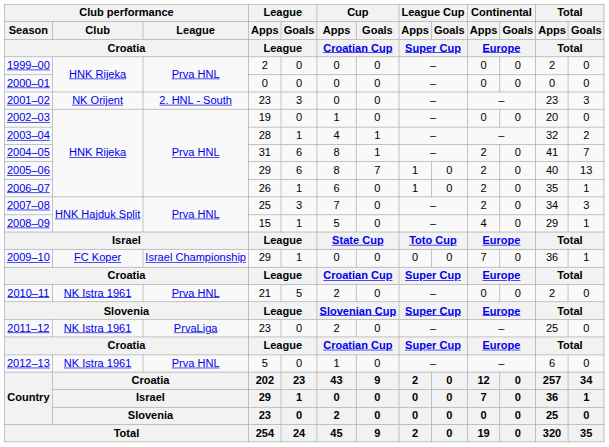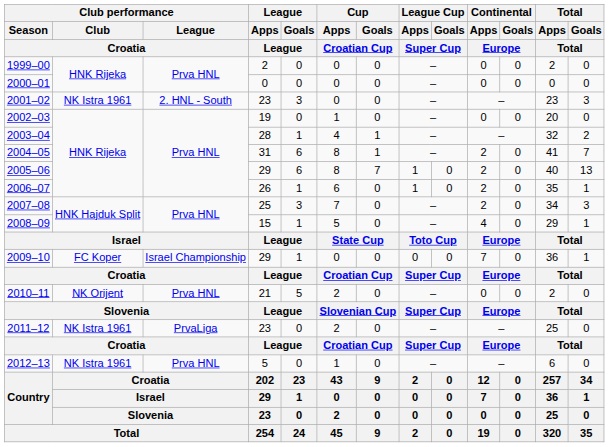(98, 100) NK Orijent -> (98, 100) NK Istra 1961
(98, 293) NK Istra 1961 -> (98, 293) NK Orijent
